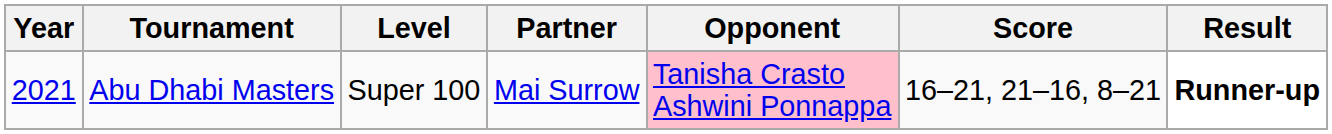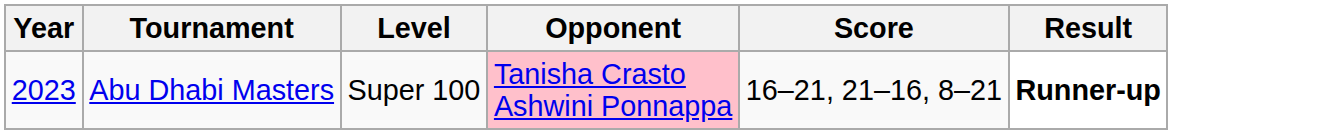- column: (567, 28)
(44, 90) 2021 -> (44, 90) 2023
